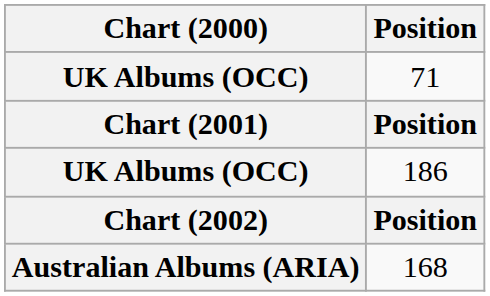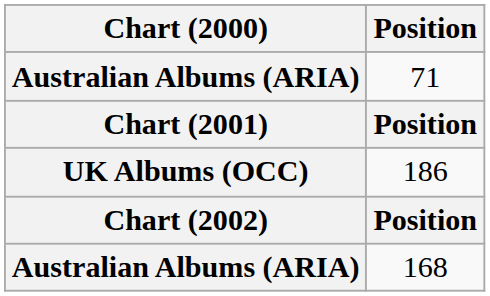(186, 76) UK Albums (OCC) -> (186, 76) Australian Albums (ARIA)
